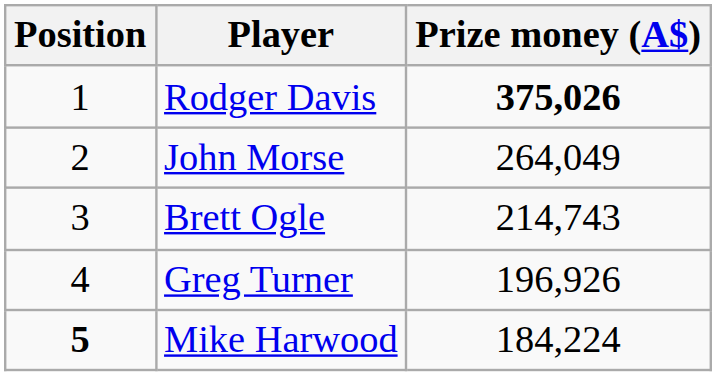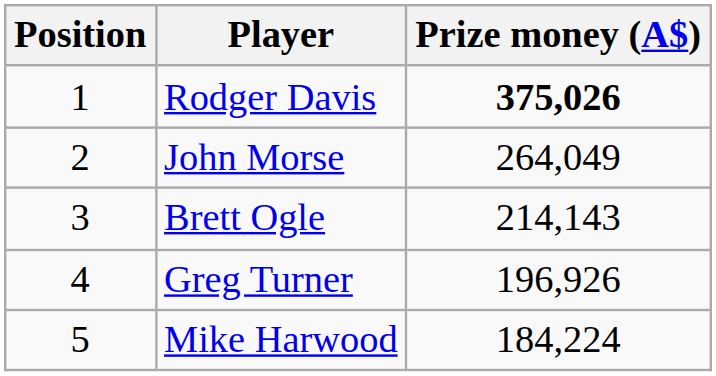(558, 217) 214,743 -> (558, 217) 214,143
(80, 339) bold -> (80, 339) normal
